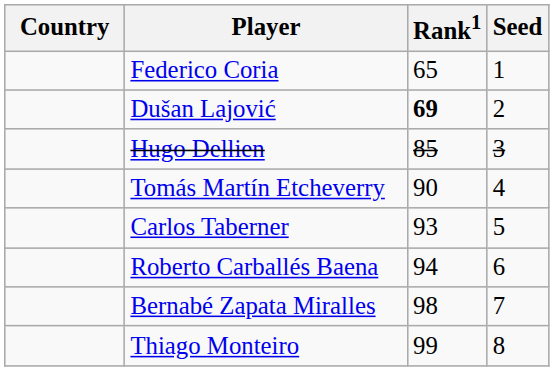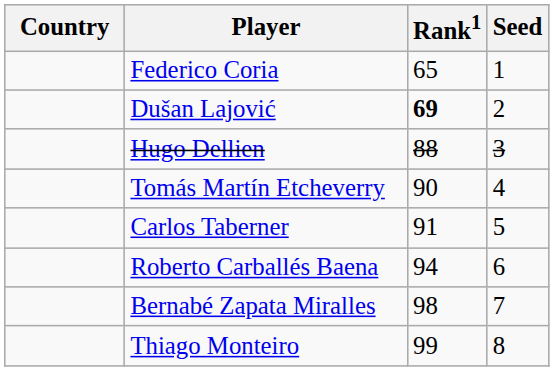(426, 148) 85 -> (426, 148) 88
(426, 227) 93 -> (426, 227) 91
